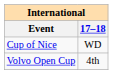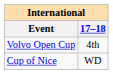rows swapped: (32, 45) <-> (41, 61)
